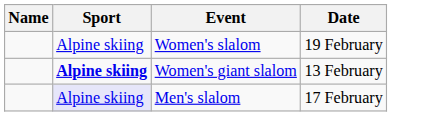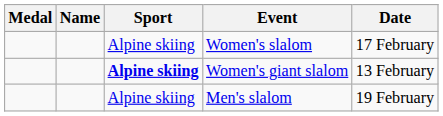+ column: (30, 18)
(344, 44) 19 February -> (395, 44) 17 February
(100, 97) lavender background -> (151, 97) no background
(344, 97) 17 February -> (395, 97) 19 February
